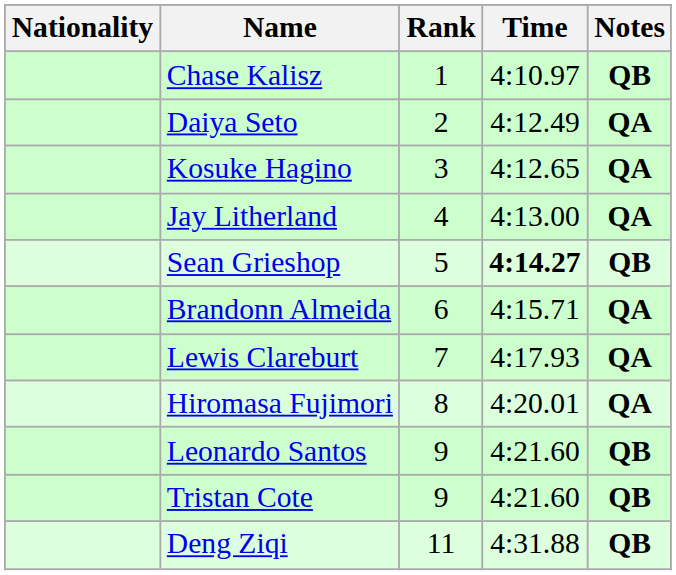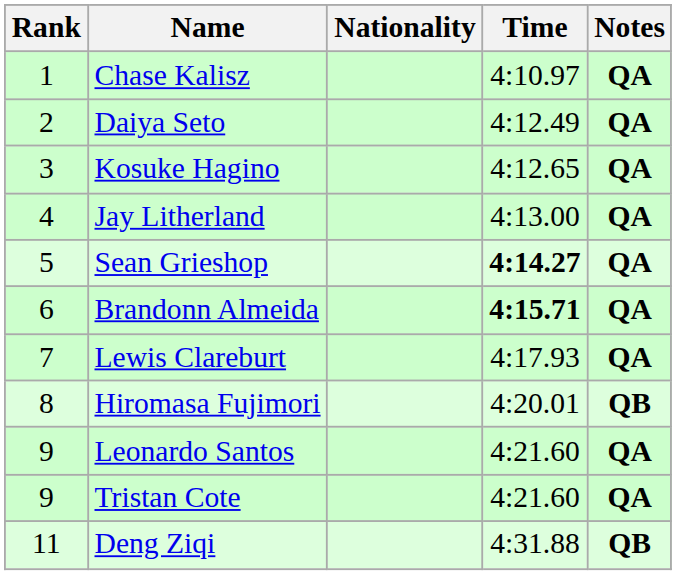columns swapped: (441, 27) <-> (82, 27)
(630, 74) QB -> (630, 74) QA
(630, 262) QB -> (630, 262) QA
(535, 309) normal -> (535, 309) bold
(630, 403) QA -> (630, 403) QB
(630, 450) QB -> (630, 450) QA
(630, 497) QB -> (630, 497) QA
